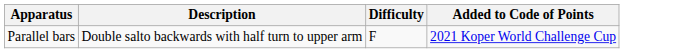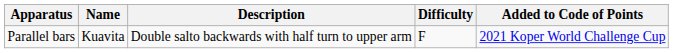+ column: (103, 15)
